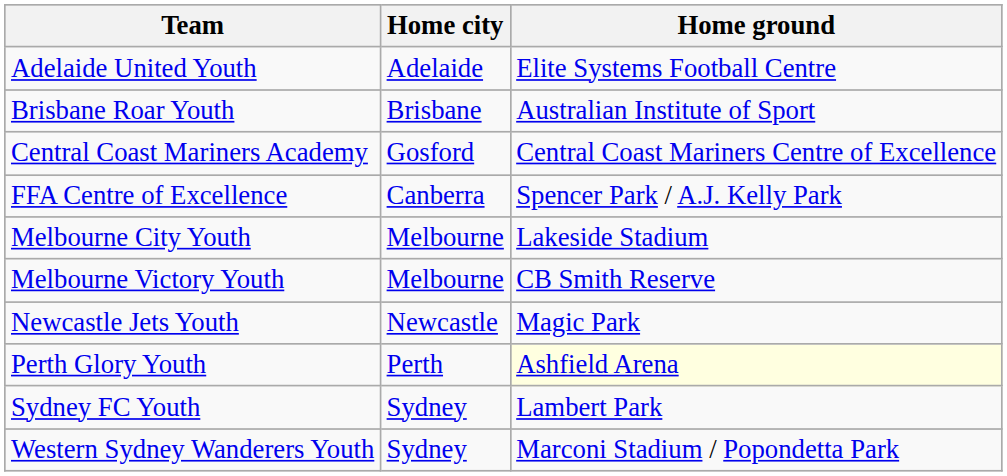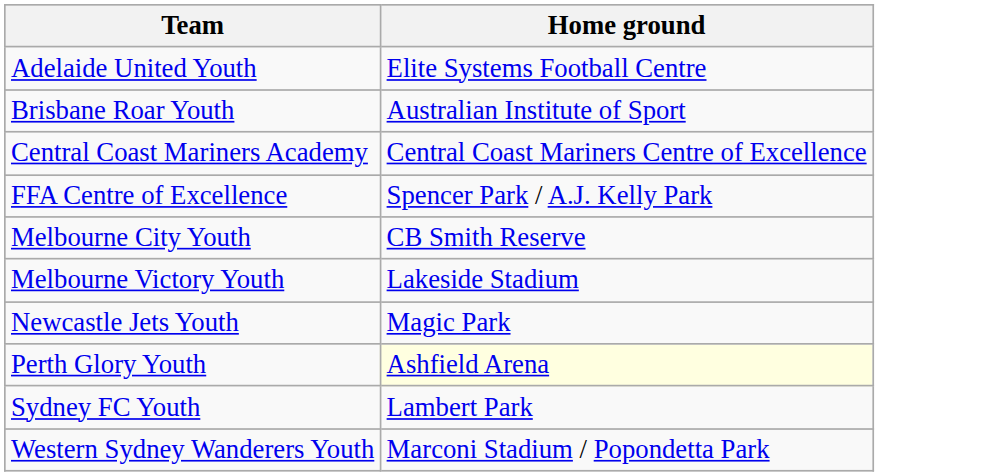- column: (445, 25)
(612, 237) Lakeside Stadium -> (486, 237) CB Smith Reserve
(616, 279) CB Smith Reserve -> (483, 279) Lakeside Stadium
